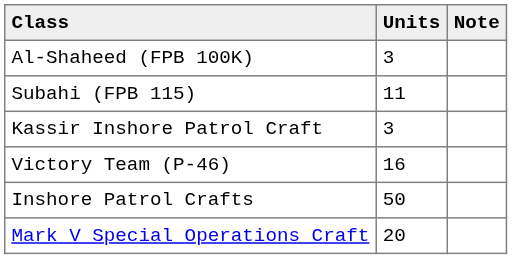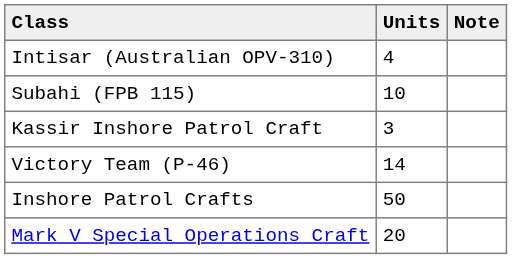+ row: (173, 58)
- row: (133, 58)
(394, 94) 11 -> (394, 94) 10
(394, 165) 16 -> (394, 165) 14
